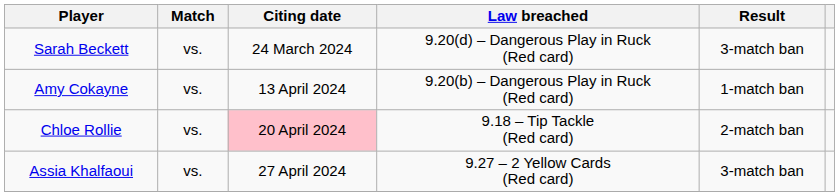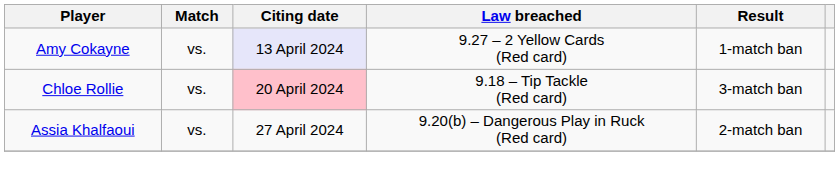- row: (81, 48)
(302, 89) no background -> (300, 48) lavender background
(538, 89) 9.20(b) – Dangerous Play in Ruck (Red card) -> (532, 48) 9.27 – 2 Yellow Cards (Red card)
(762, 130) 2-match ban -> (760, 89) 3-match ban
(538, 171) 9.27 – 2 Yellow Cards (Red card) -> (532, 130) 9.20(b) – Dangerous Play in Ruck (Red card)
(762, 171) 3-match ban -> (760, 130) 2-match ban
